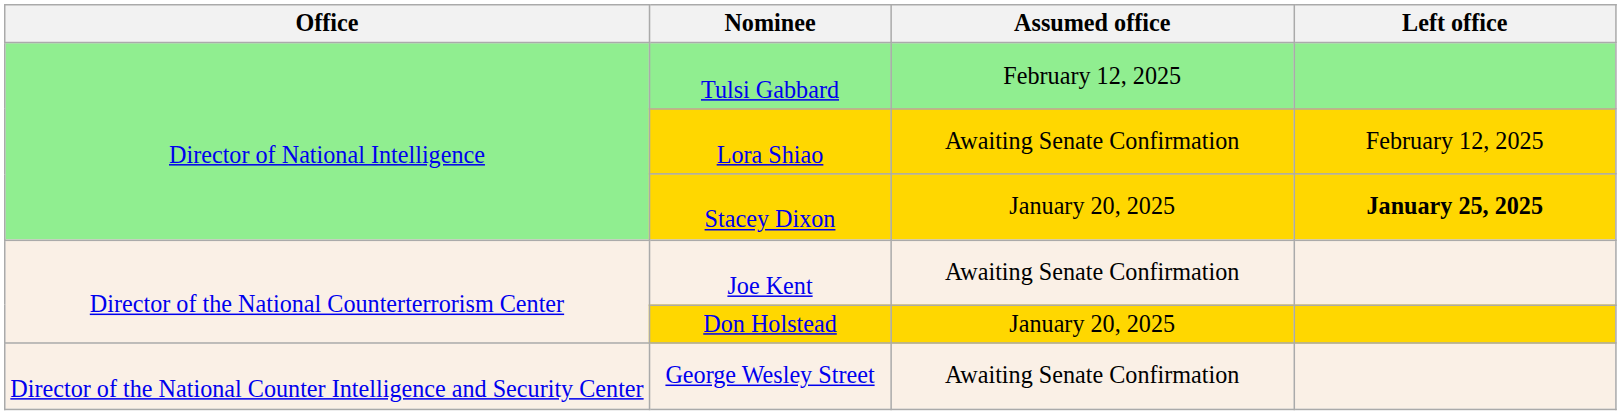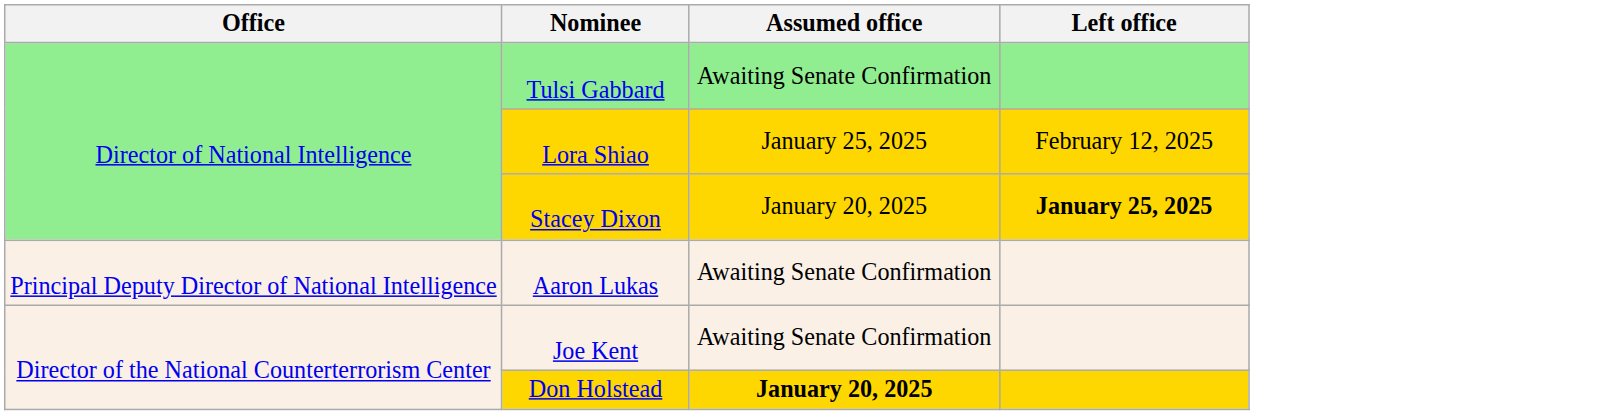(1092, 75) February 12, 2025 -> (844, 75) Awaiting Senate Confirmation
(1092, 141) Awaiting Senate Confirmation -> (844, 141) January 25, 2025
+ row: (596, 285)
(1092, 323) normal -> (844, 389) bold
- row: (770, 375)
